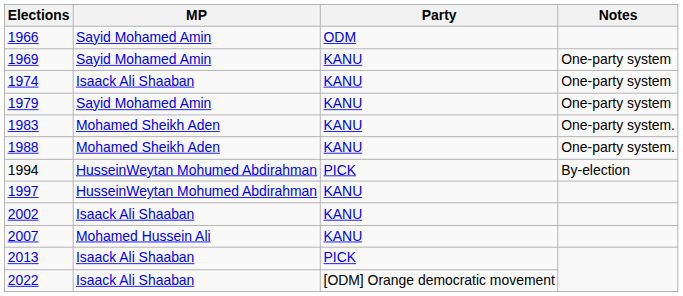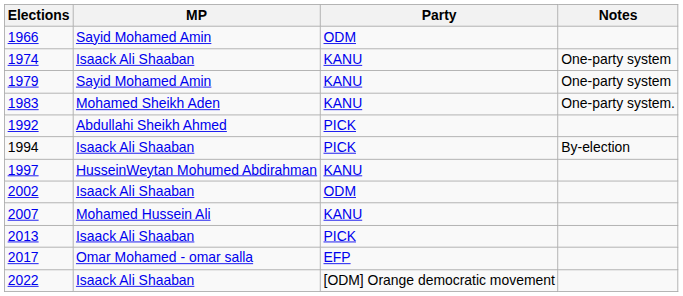- row: (23, 59)
- row: (23, 147)
+ row: (23, 125)
(197, 170) HusseinWeytan Mohumed Abdirahman -> (135, 147) Isaack Ali Shaaban
(343, 214) KANU -> (340, 192) ODM
+ row: (23, 258)
